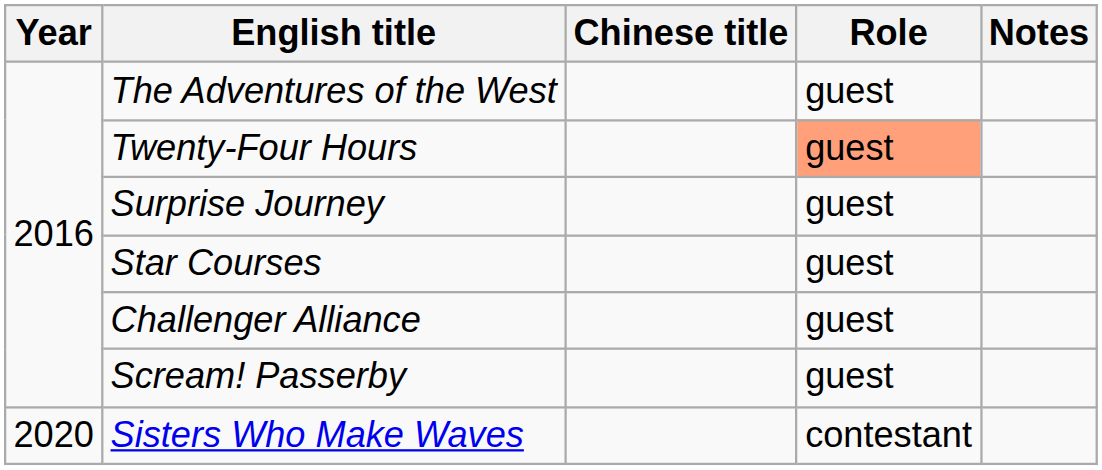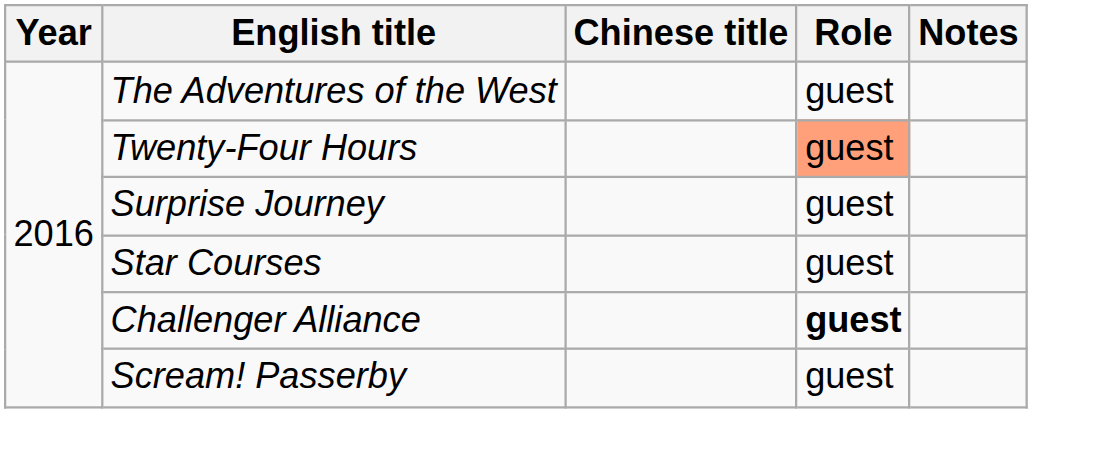(849, 319) normal -> (853, 319) bold
- row: (317, 434)
